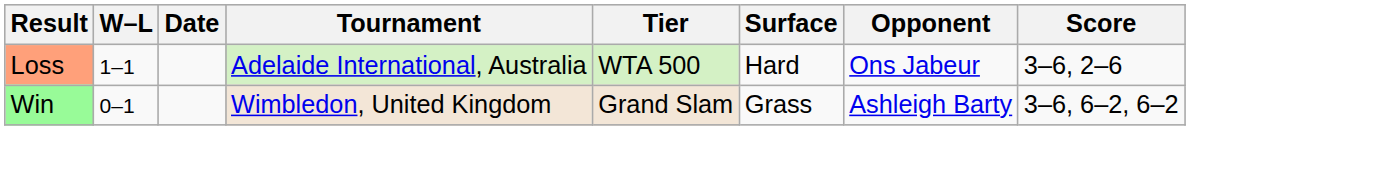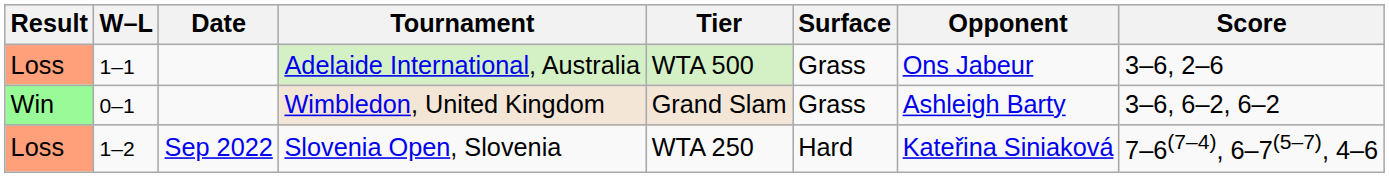(772, 64) Hard -> (832, 64) Grass
+ row: (423, 148)
